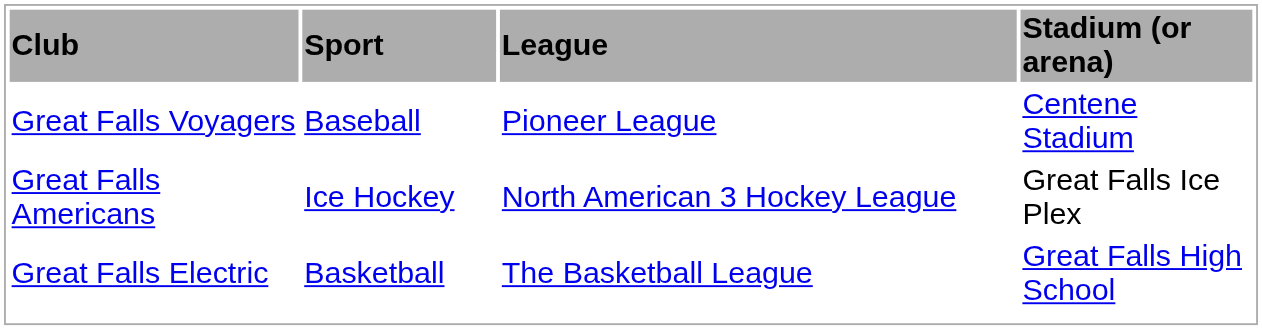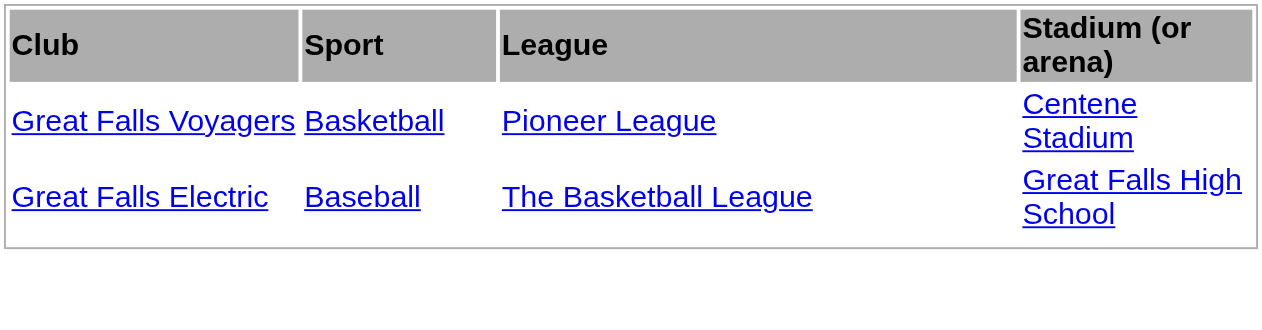(363, 121) Baseball -> (374, 121) Basketball
- row: (86, 197)
(374, 273) Basketball -> (363, 197) Baseball
